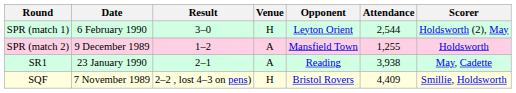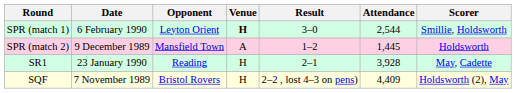columns swapped: (323, 12) <-> (203, 12)
(270, 29) normal -> (243, 29) bold
(464, 29) Holdsworth (2), May -> (464, 29) Smillie, Holdsworth
(389, 46) 1,255 -> (389, 46) 1,445
(270, 63) A -> (243, 63) H
(389, 63) 3,938 -> (389, 63) 3,928
(464, 79) Smillie, Holdsworth -> (464, 79) Holdsworth (2), May
